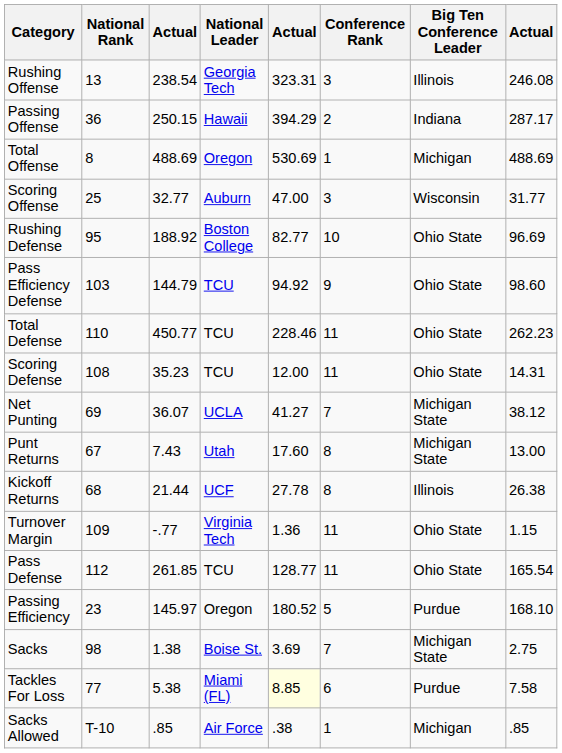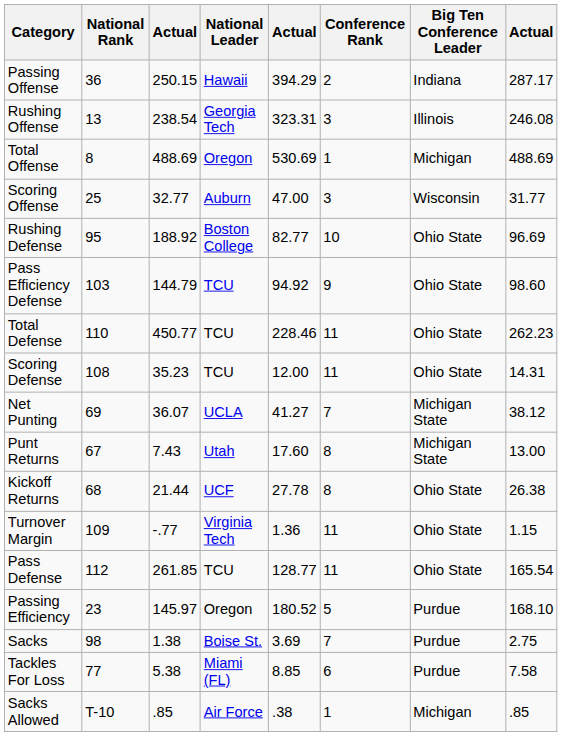rows swapped: (35, 80) <-> (34, 119)
(434, 491) Illinois -> (448, 491) Ohio State
(442, 649) Michigan State -> (437, 640) Purdue
(286, 688) lightyellow background -> (286, 672) no background
